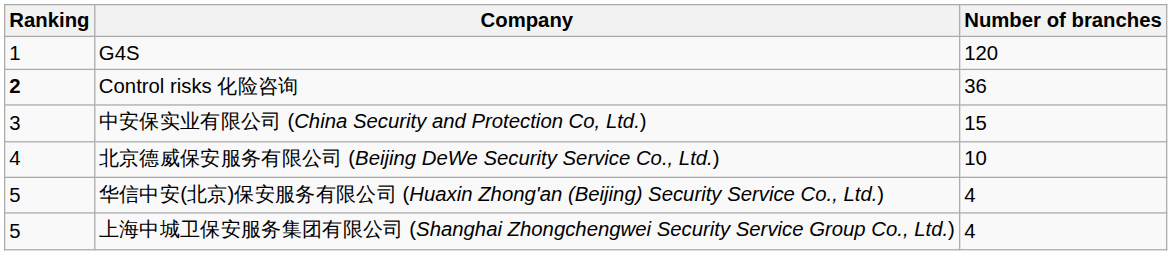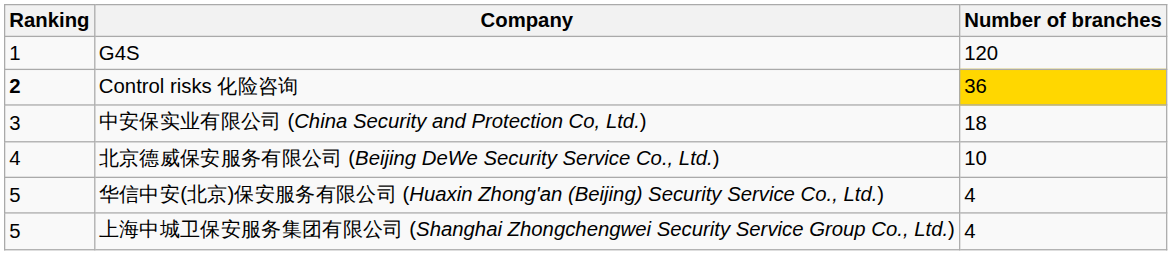(976, 86) no background -> (976, 86) gold background
(976, 123) 15 -> (976, 123) 18
